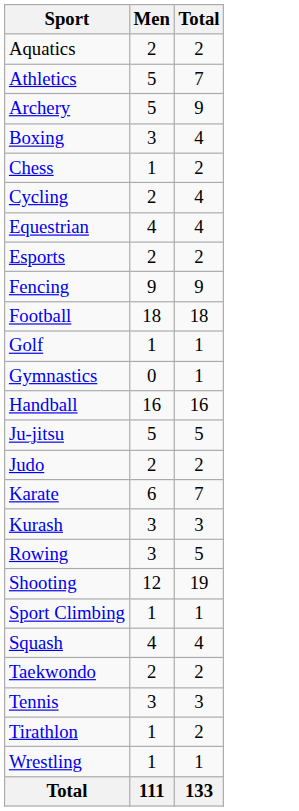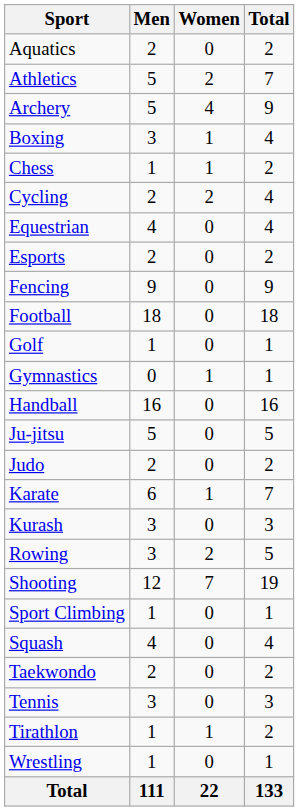+ column: (209, 19)
